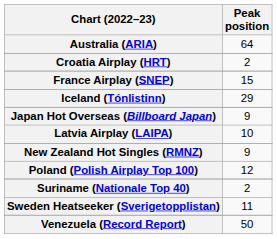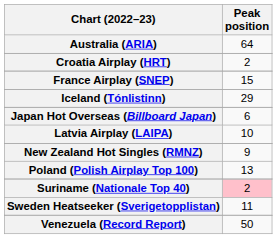(247, 116) 9 -> (247, 116) 6
(247, 170) 12 -> (247, 170) 13
(247, 188) no background -> (247, 188) pink background
